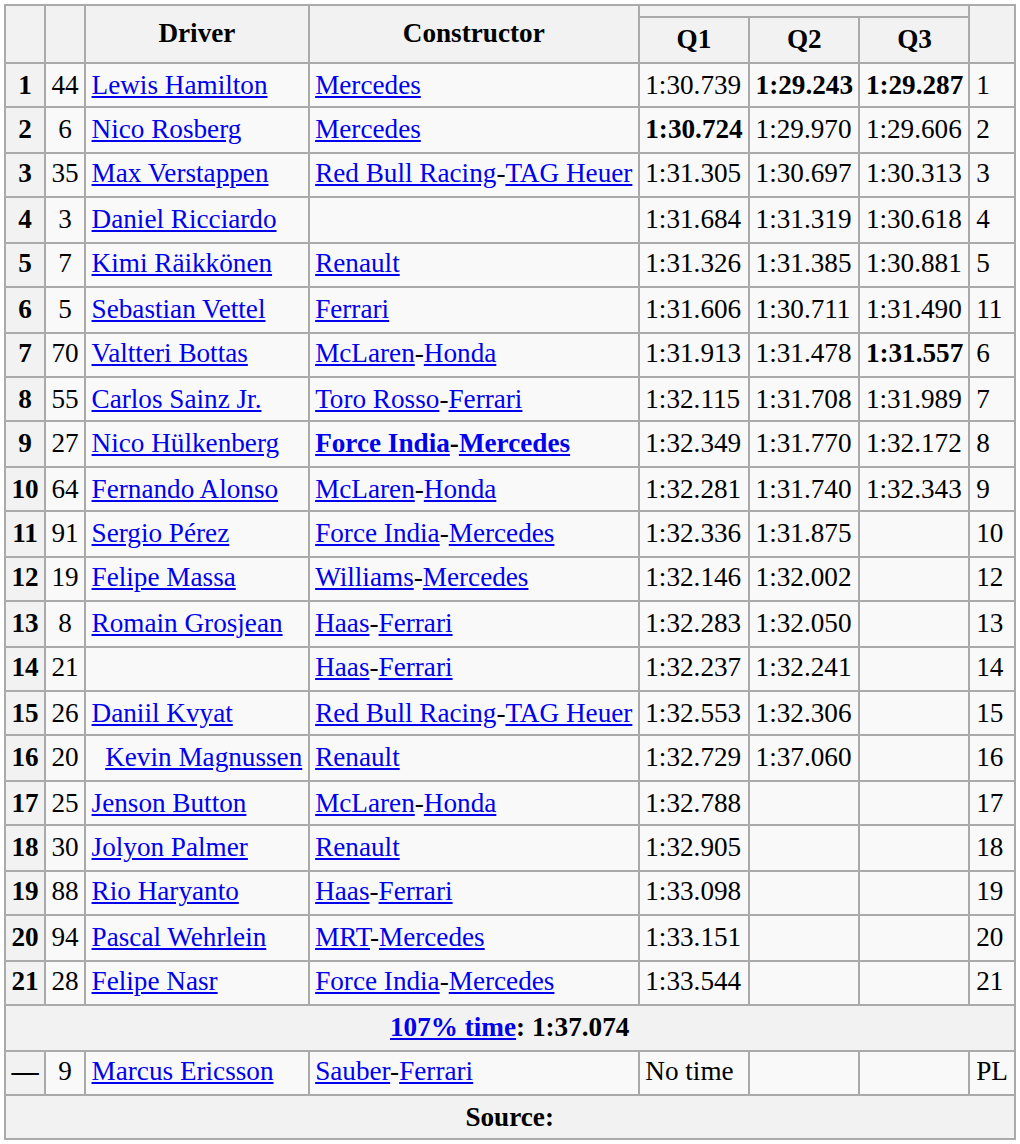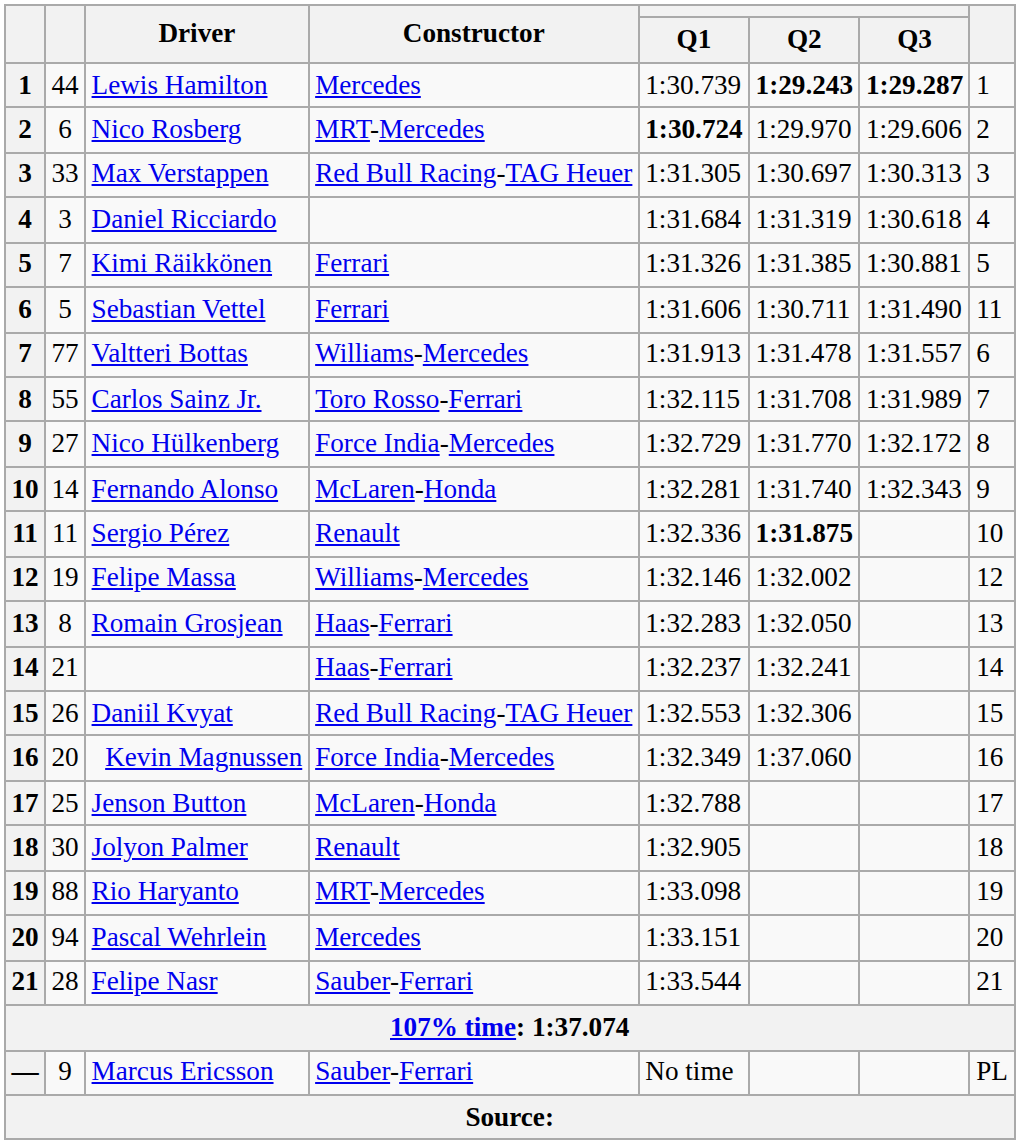(368, 129) Mercedes -> (400, 129) MRT-Mercedes
(65, 174) 35 -> (65, 174) 33
(357, 263) Renault -> (352, 263) Ferrari
(65, 353) 70 -> (65, 353) 77
(406, 353) McLaren-Honda -> (422, 353) Williams-Mercedes
(915, 353) bold -> (914, 353) normal
(443, 443) bold -> (435, 443) normal
(693, 443) 1:32.349 -> (693, 443) 1:32.729
(65, 488) 64 -> (65, 488) 14
(65, 533) 91 -> (65, 533) 11
(435, 533) Force India-Mercedes -> (357, 533) Renault
(804, 533) normal -> (804, 533) bold
(357, 757) Renault -> (435, 757) Force India-Mercedes
(693, 757) 1:32.729 -> (693, 757) 1:32.349
(384, 892) Haas-Ferrari -> (400, 892) MRT-Mercedes
(400, 936) MRT-Mercedes -> (368, 936) Mercedes
(435, 981) Force India-Mercedes -> (394, 981) Sauber-Ferrari
